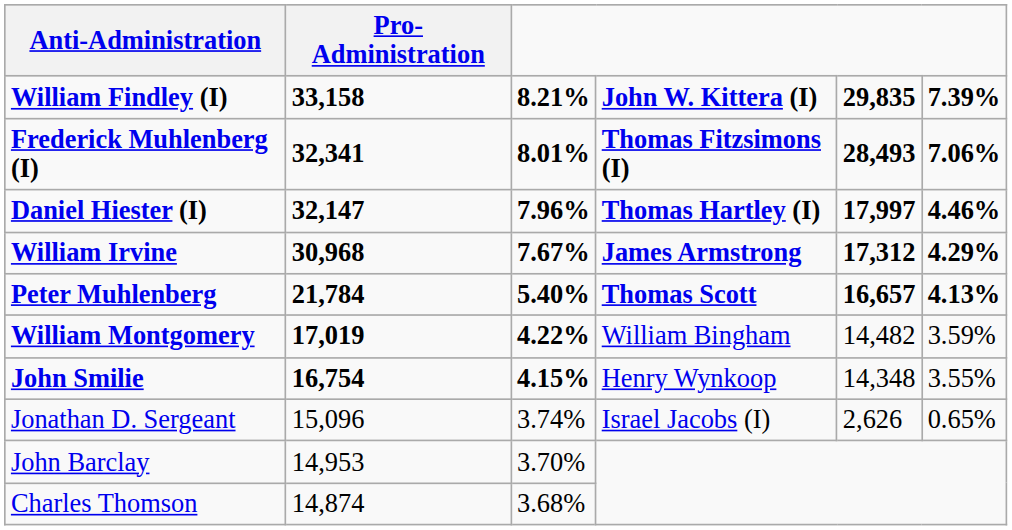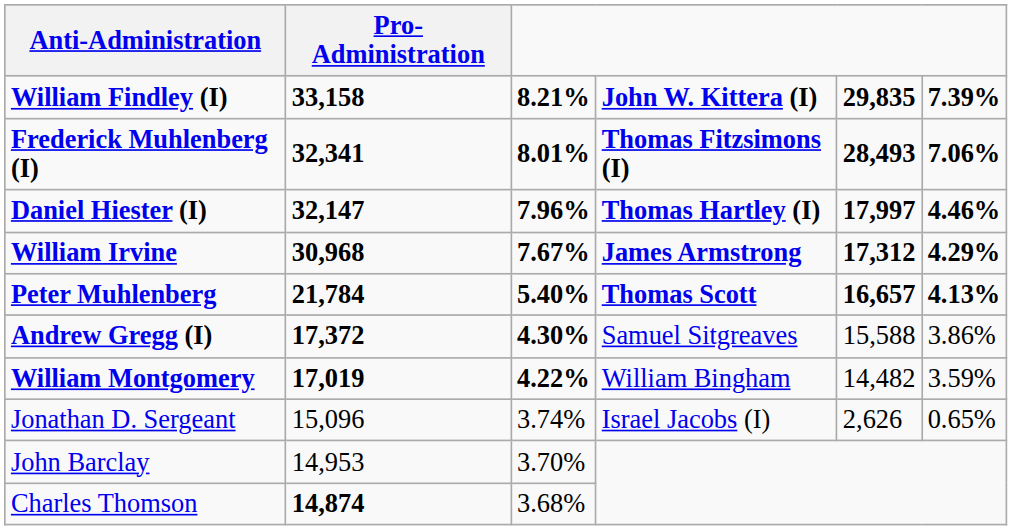+ row: (112, 336)
- row: (77, 377)
(328, 503) normal -> (328, 503) bold
